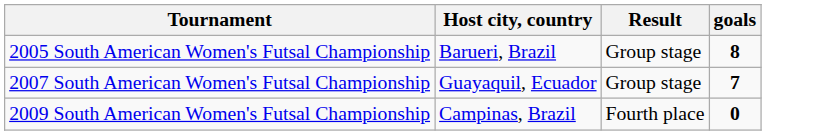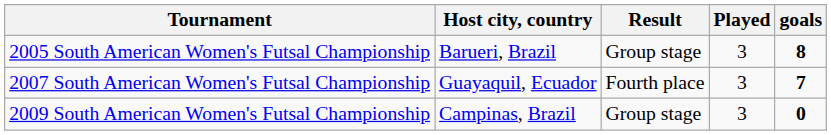+ column: (742, 20)
(653, 82) Group stage -> (655, 82) Fourth place
(655, 113) Fourth place -> (653, 113) Group stage
